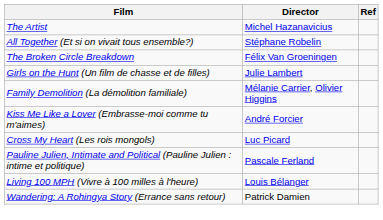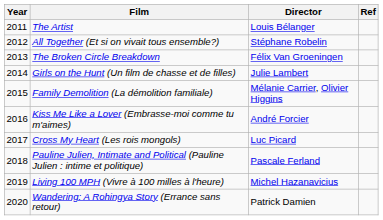+ column: (17, 12)
(288, 27) Michel Hazanavicius -> (283, 27) Louis Bélanger
(277, 181) Louis Bélanger -> (294, 181) Michel Hazanavicius
